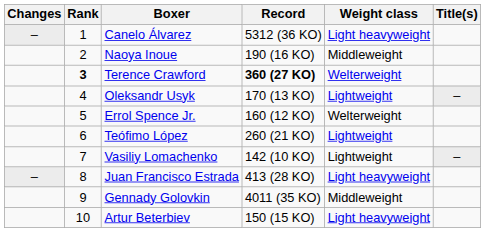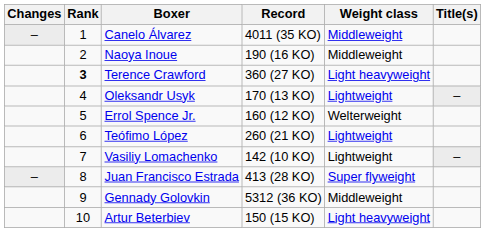(283, 34) 5312 (36 KO) -> (283, 34) 4011 (35 KO)
(379, 34) Light heavyweight -> (365, 34) Middleweight
(280, 75) bold -> (280, 75) normal
(365, 75) Welterweight -> (379, 75) Light heavyweight
(379, 177) Light heavyweight -> (371, 177) Super flyweight
(283, 197) 4011 (35 KO) -> (283, 197) 5312 (36 KO)
